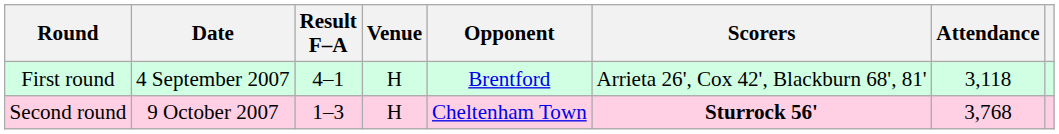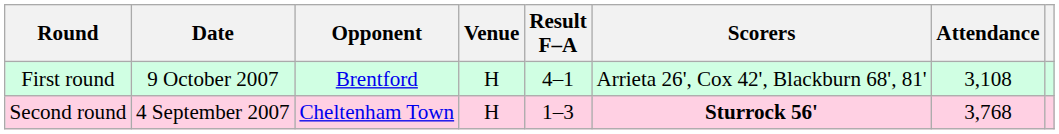columns swapped: (509, 33) <-> (328, 33)
(213, 78) 4 September 2007 -> (213, 78) 9 October 2007
(988, 78) 3,118 -> (988, 78) 3,108
(213, 111) 9 October 2007 -> (213, 111) 4 September 2007
